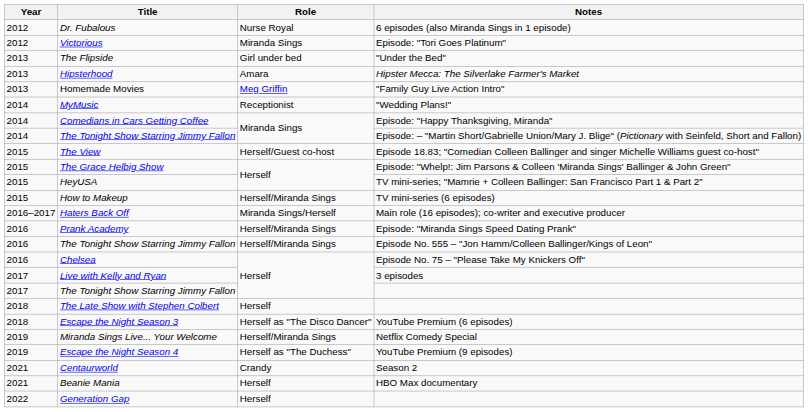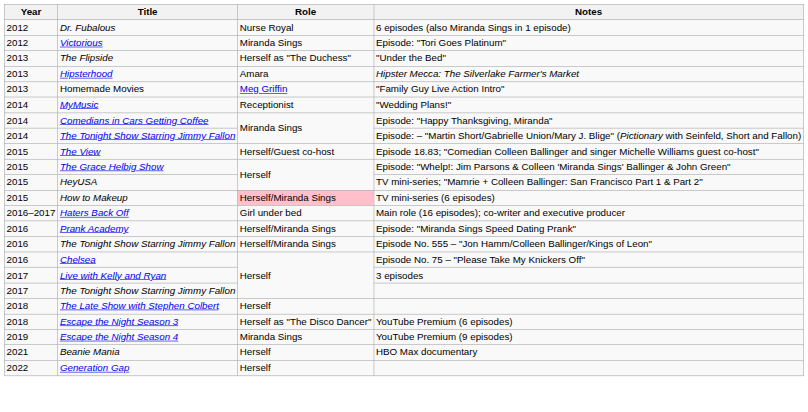(271, 58) Girl under bed -> (295, 58) Herself as "The Duchess"
(288, 197) no background -> (288, 197) pink background
(288, 213) Miranda Sings/Herself -> (271, 213) Girl under bed
- row: (138, 337)
(295, 352) Herself as "The Duchess" -> (271, 337) Miranda Sings
- row: (89, 368)
